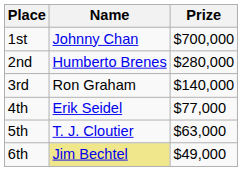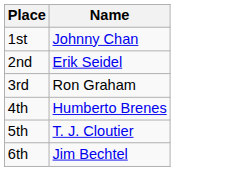- column: (204, 16)
(110, 62) Humberto Brenes -> (87, 62) Erik Seidel
(87, 108) Erik Seidel -> (110, 108) Humberto Brenes
(90, 154) khaki background -> (90, 154) no background
